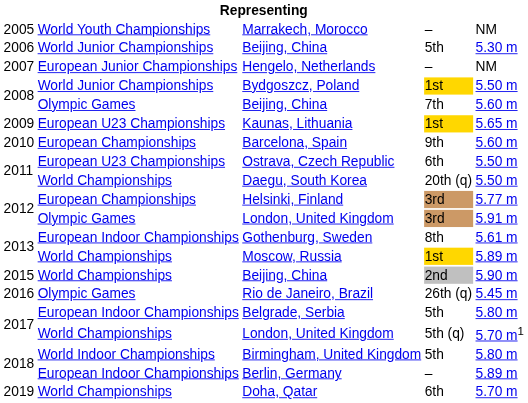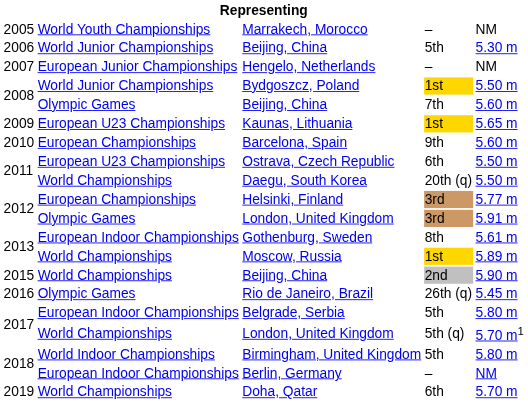(497, 373) 5.89 m -> (486, 373) NM
